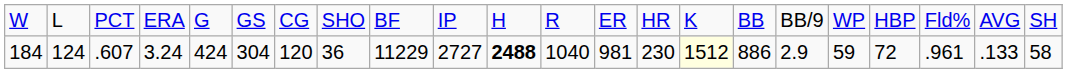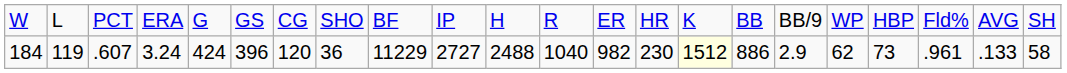(69, 52) 124 -> (68, 52) 119
(253, 52) 304 -> (252, 52) 396
(514, 52) bold -> (512, 52) normal
(616, 52) 981 -> (614, 52) 982
(844, 52) 59 -> (843, 52) 62
(885, 52) 72 -> (884, 52) 73
